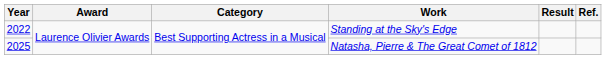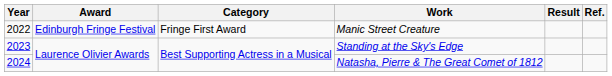+ row: (388, 29)
(19, 29) 2022 -> (19, 46) 2023
(19, 46) 2025 -> (19, 63) 2024
